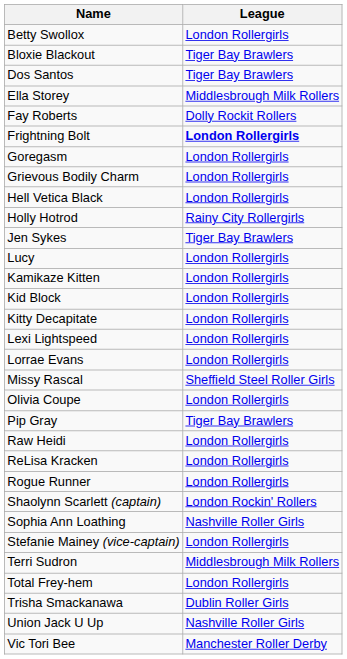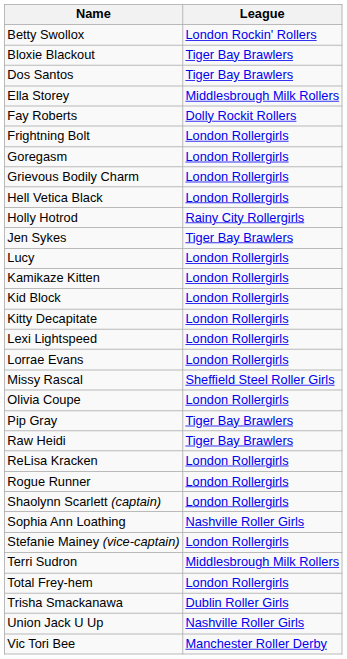(237, 34) London Rollergirls -> (251, 34) London Rockin' Rollers
(242, 136) bold -> (237, 136) normal
(237, 440) London Rollergirls -> (239, 440) Tiger Bay Brawlers
(251, 501) London Rockin' Rollers -> (237, 501) London Rollergirls
